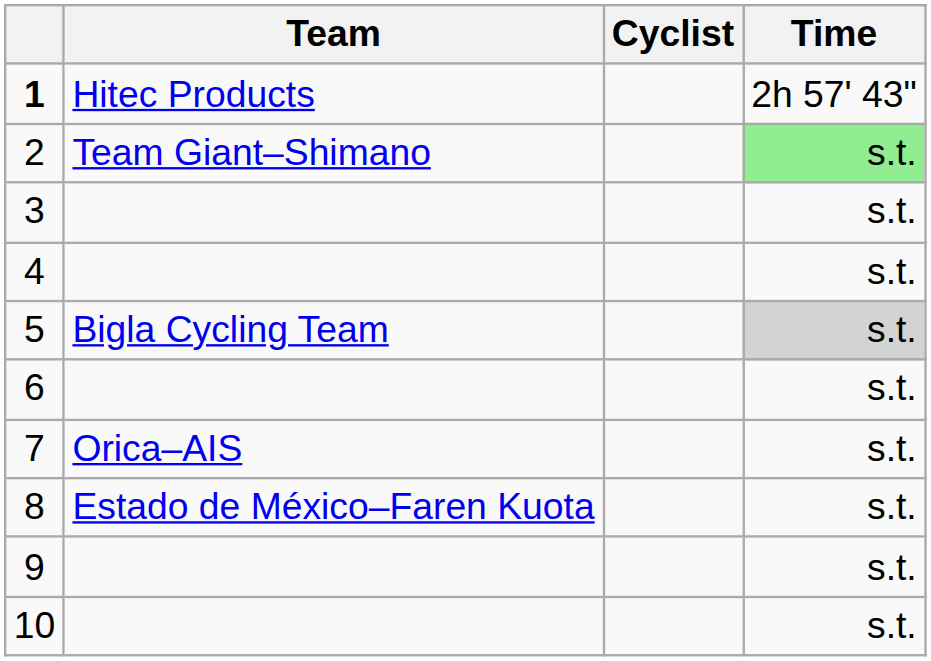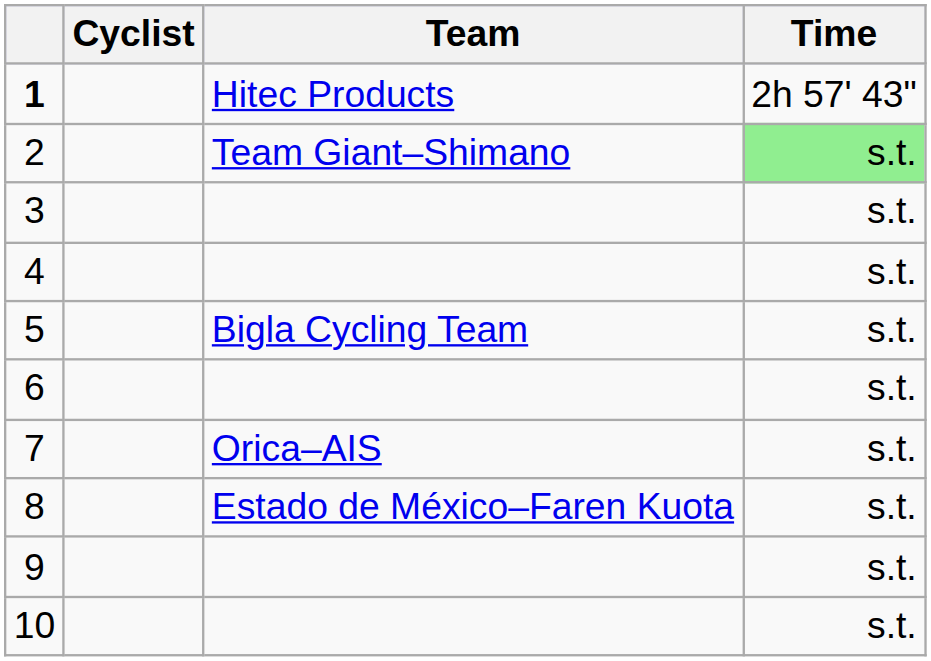columns swapped: (673, 34) <-> (334, 34)
(892, 329) lightgrey background -> (892, 329) no background
